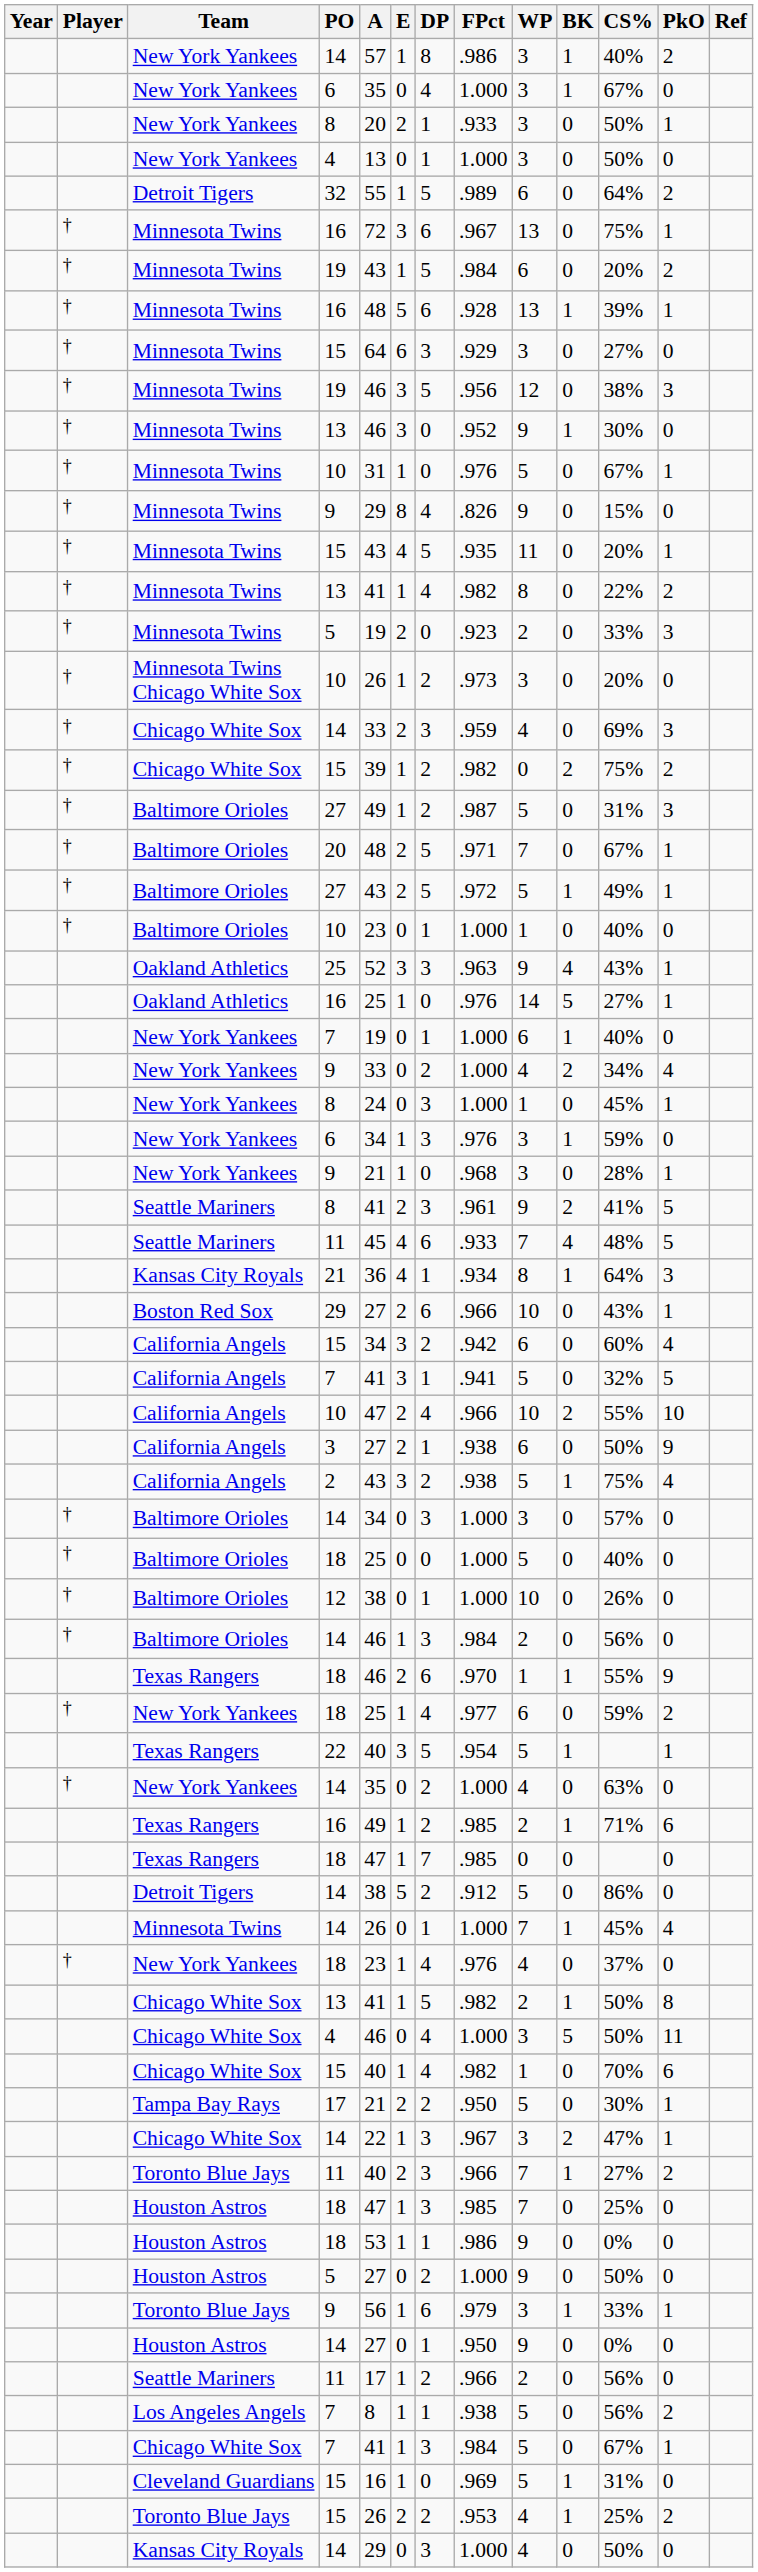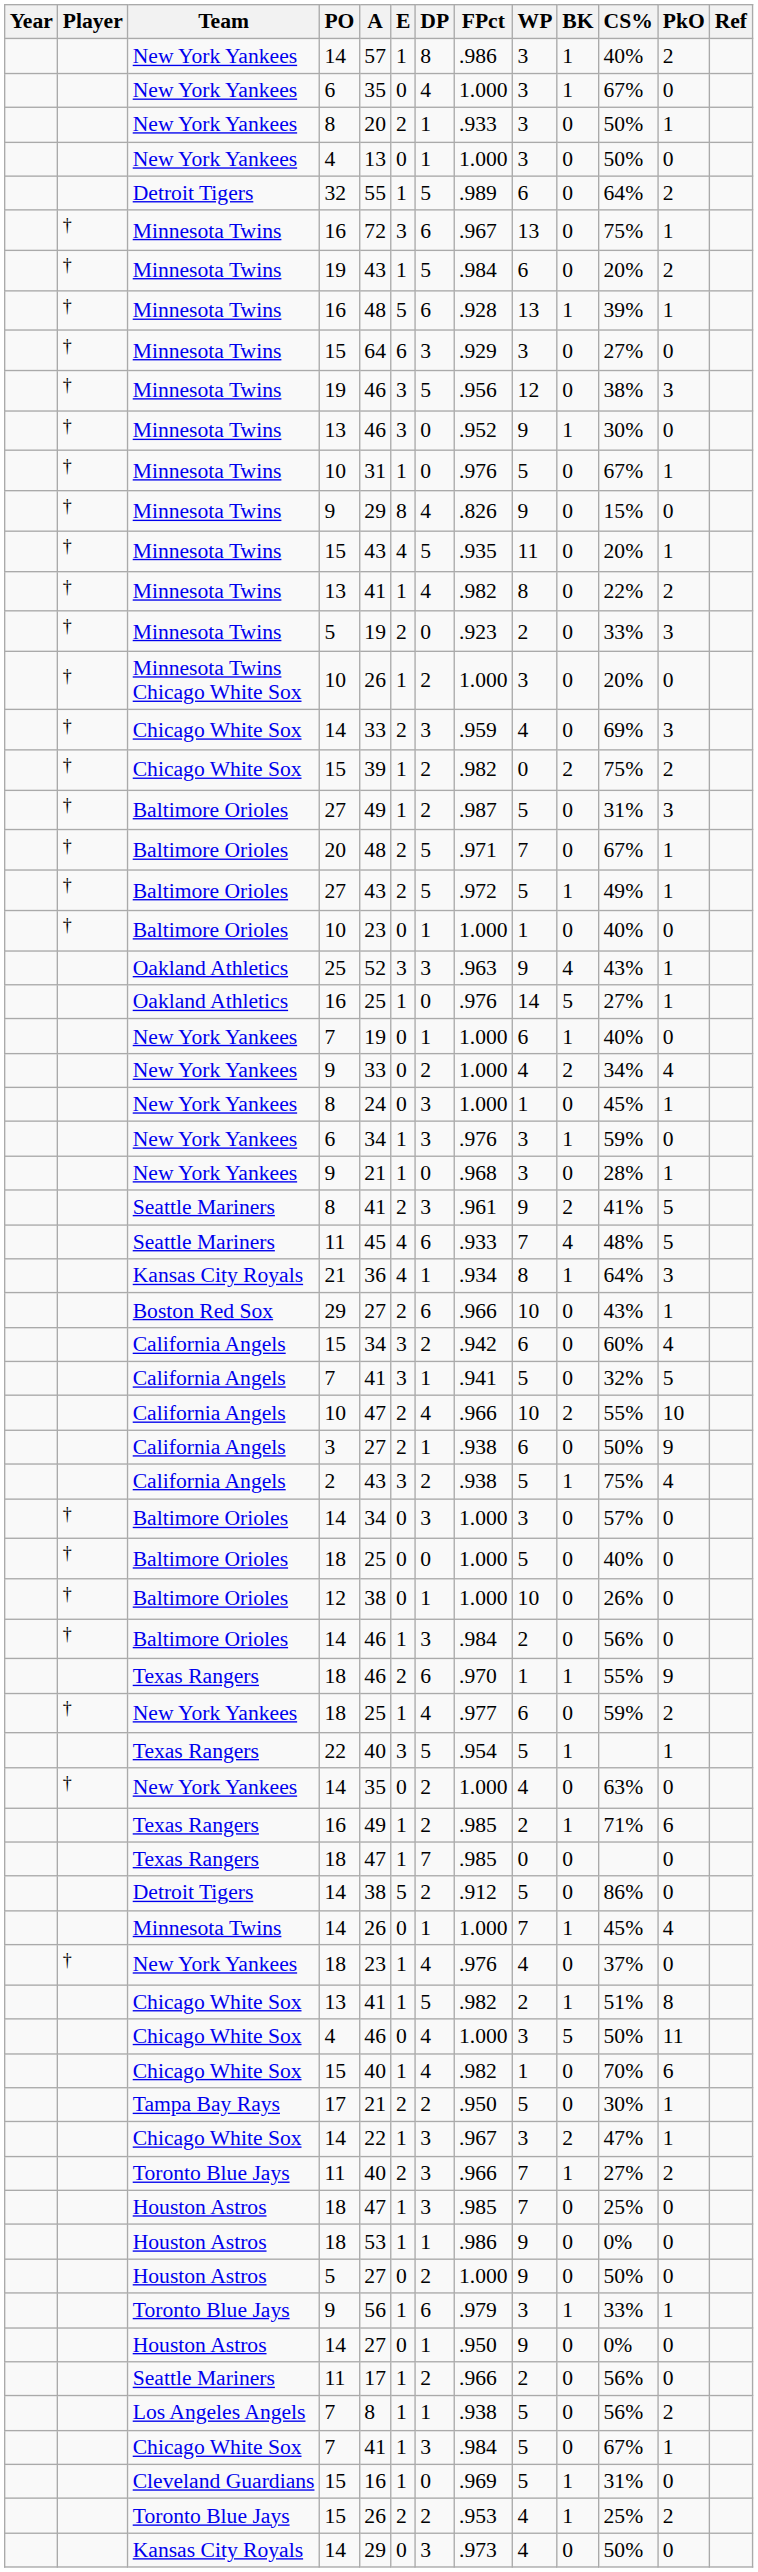(478, 680) .973 -> (483, 680) 1.000
(623, 2001) 50% -> (623, 2001) 51%
(483, 2549) 1.000 -> (478, 2549) .973
